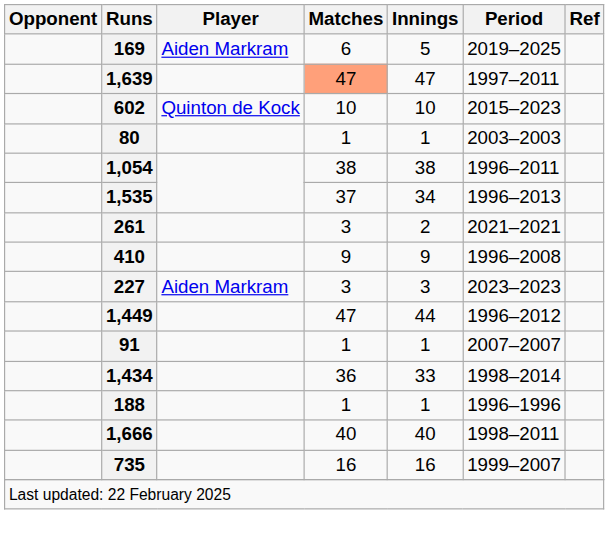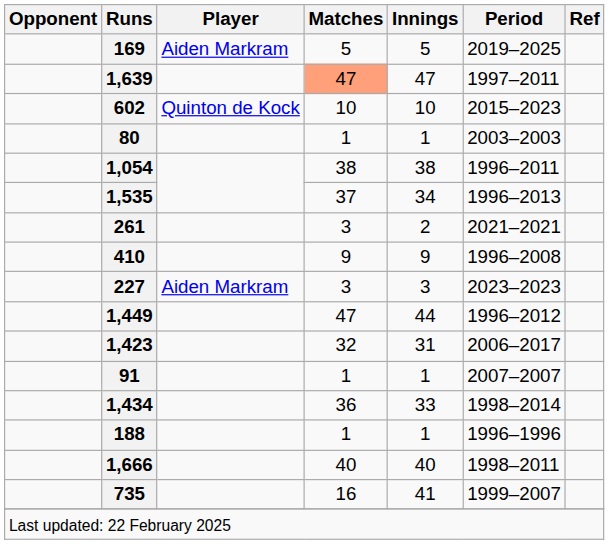(346, 49) 6 -> (346, 49) 5
+ row: (129, 345)
(425, 464) 16 -> (425, 494) 41
